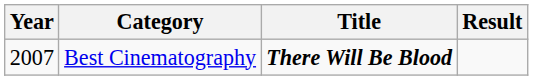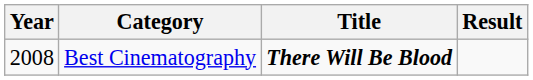(32, 57) 2007 -> (32, 57) 2008
